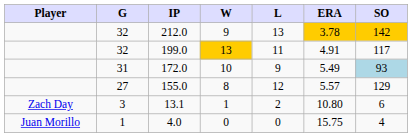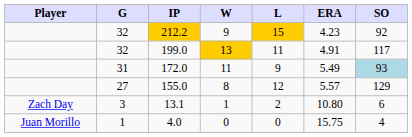+ row: (174, 31)
- row: (174, 31)
(226, 68) 10 -> (226, 68) 11
